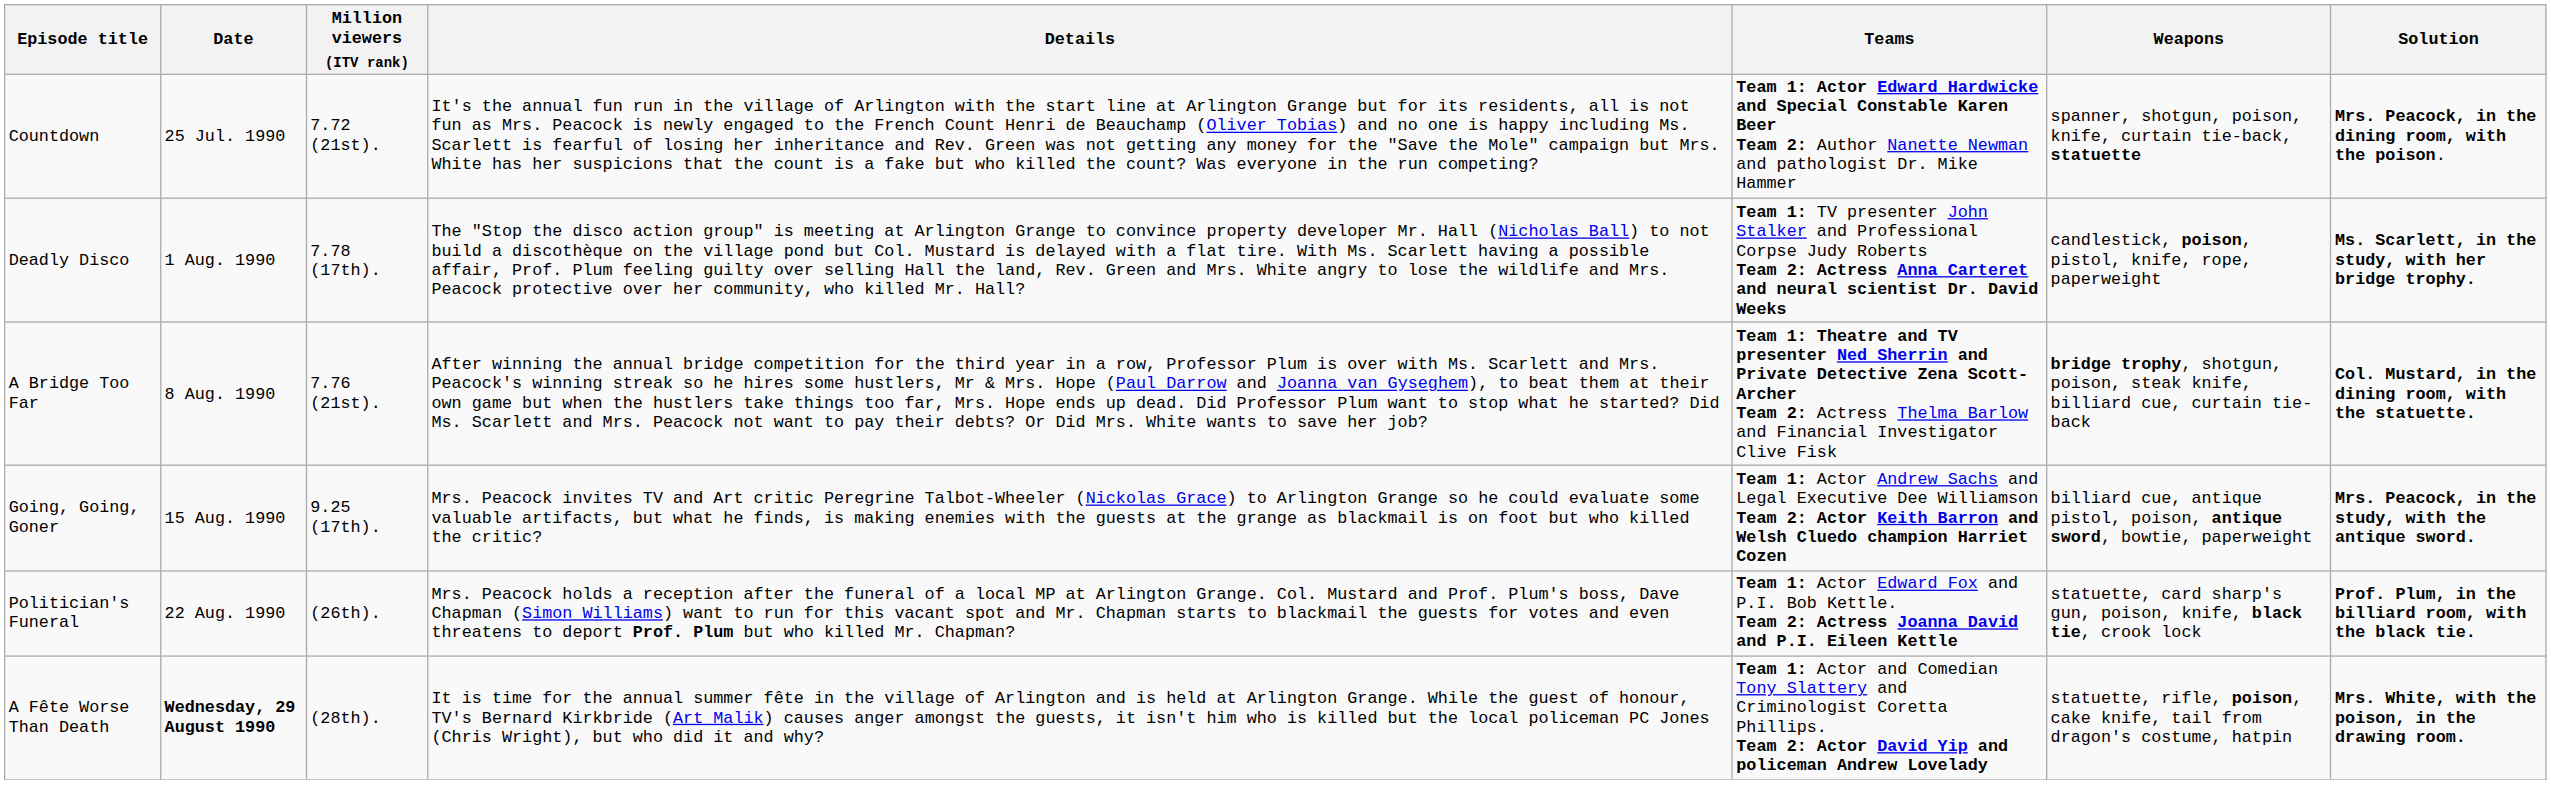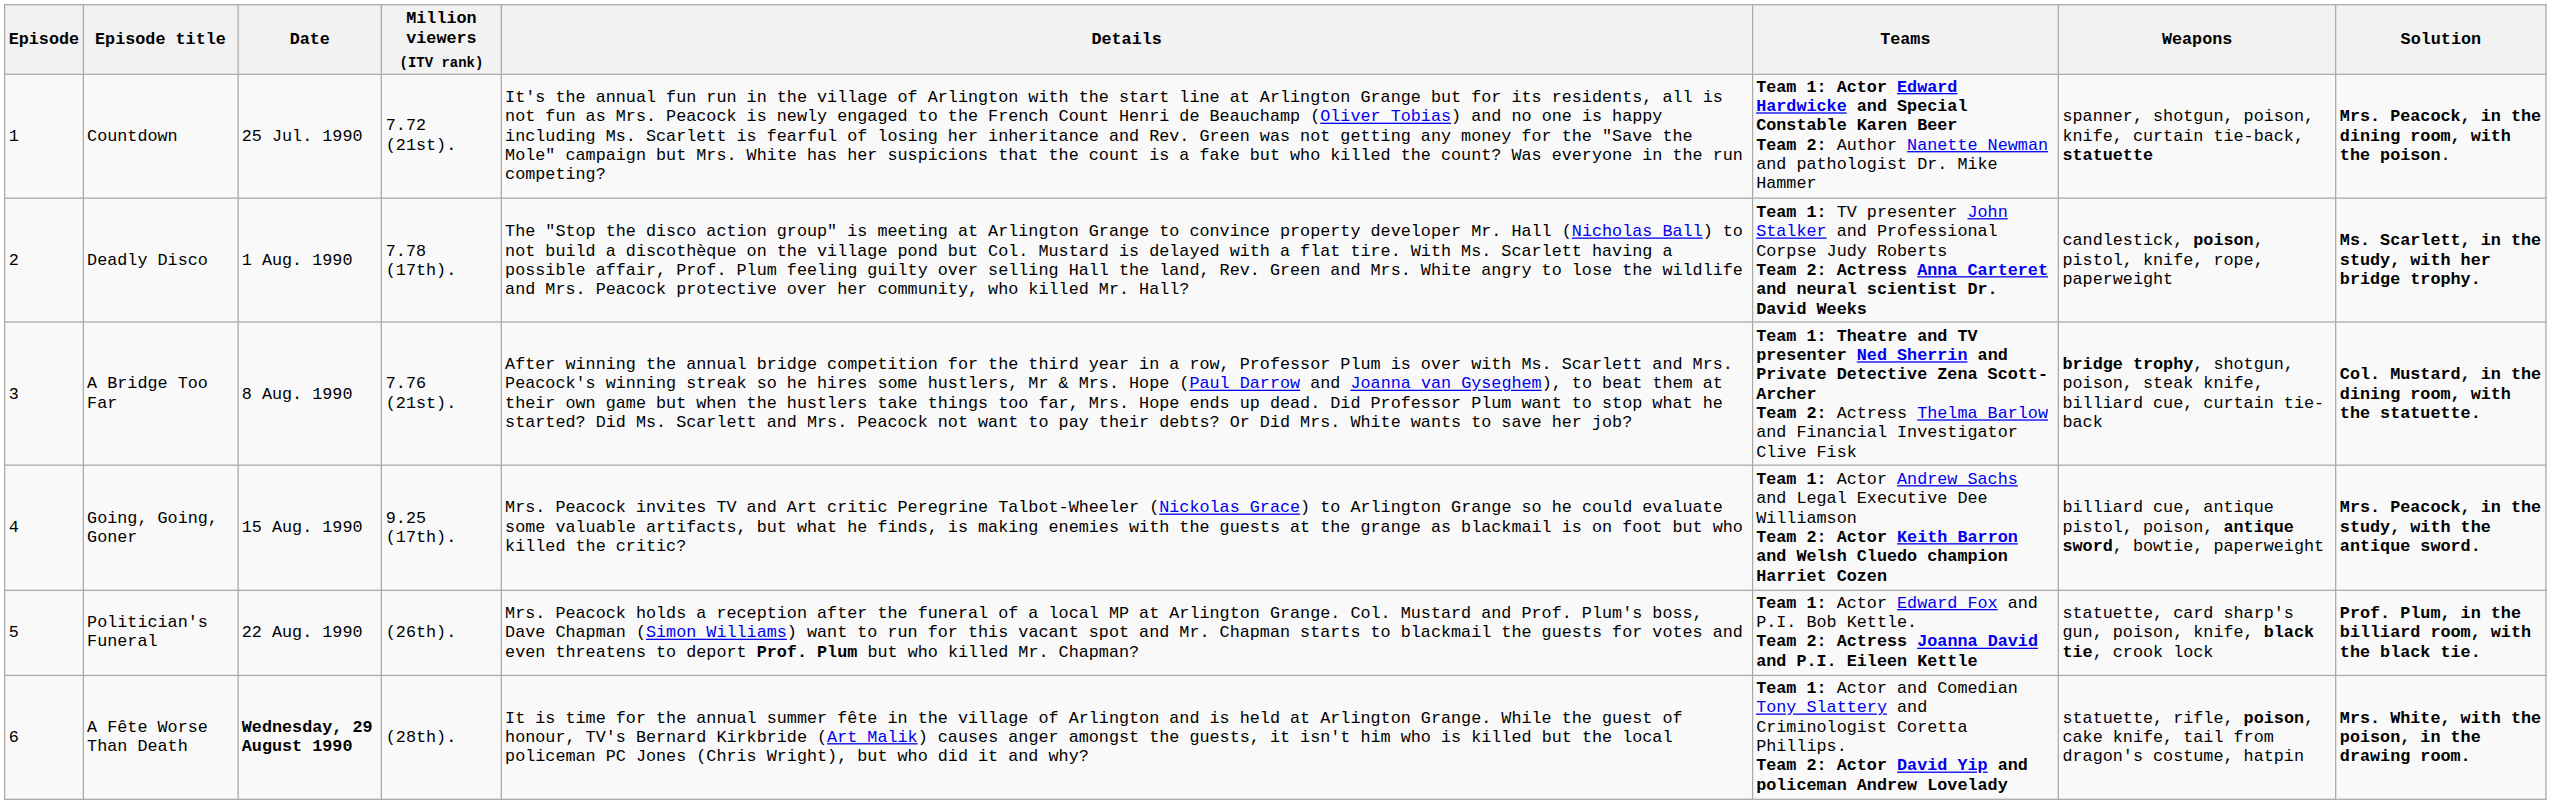+ column: (44, 39)
